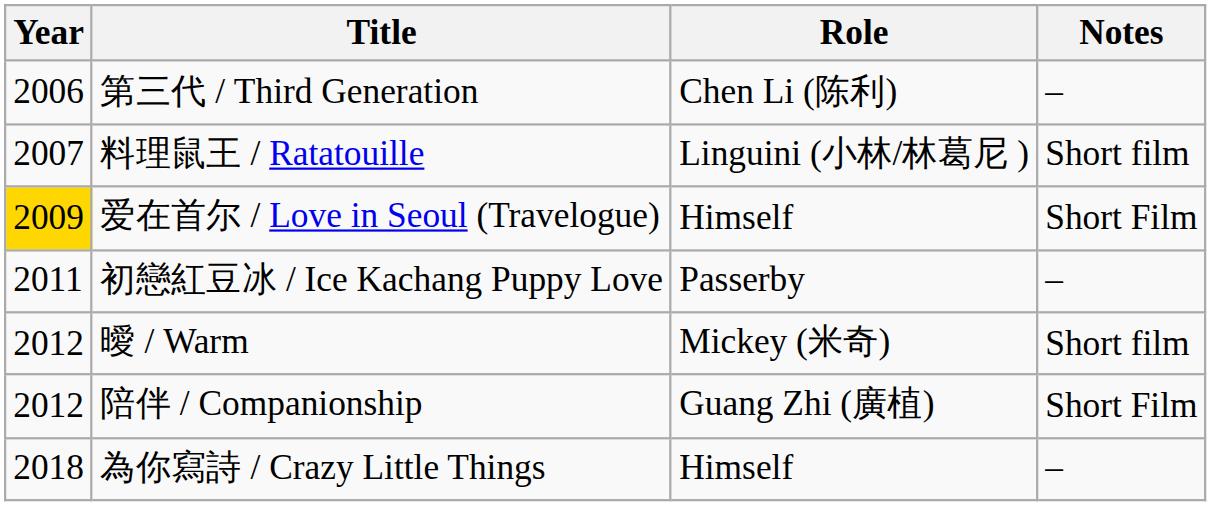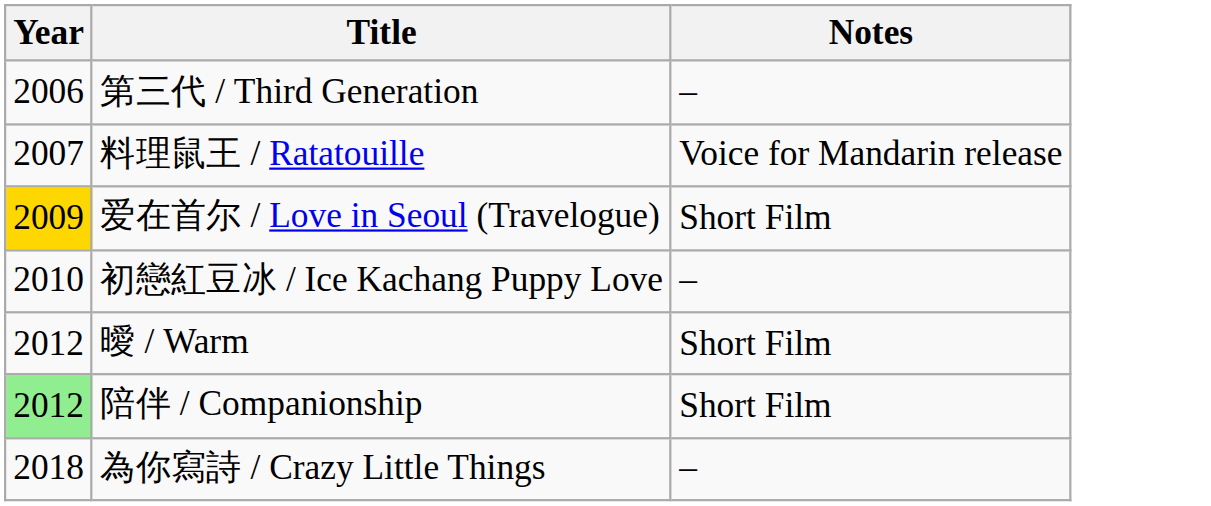- column: (854, 32)
(1117, 154) Short film -> (871, 154) Voice for Mandarin release
(48, 280) 2011 -> (49, 280) 2010
(1117, 342) Short film -> (755, 342) Short Film
(49, 405) no background -> (49, 405) lightgreen background
